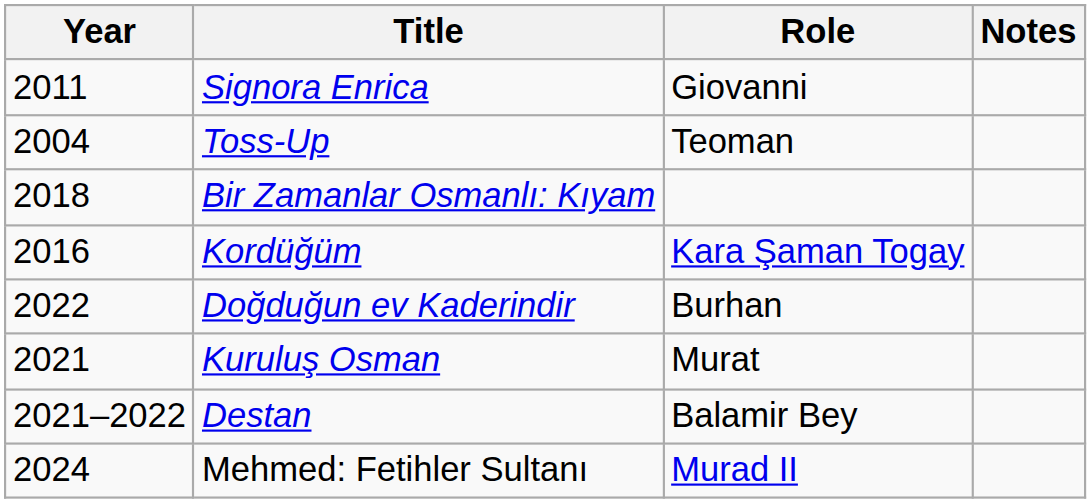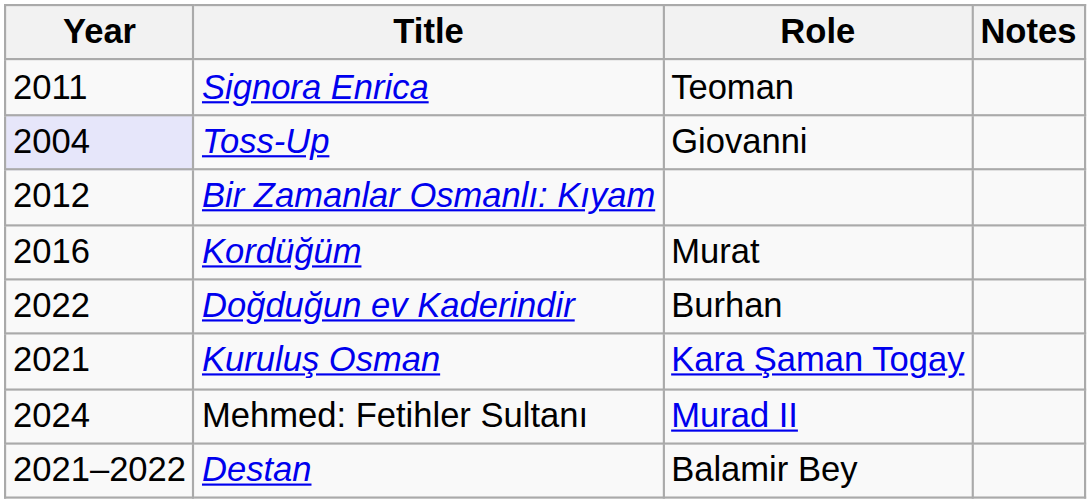(739, 86) Giovanni -> (733, 86) Teoman
(51, 141) no background -> (51, 141) lavender background
(733, 141) Teoman -> (739, 141) Giovanni
(51, 196) 2018 -> (51, 196) 2012
(818, 251) Kara Şaman Togay -> (715, 251) Murat
(715, 360) Murat -> (818, 360) Kara Şaman Togay
rows swapped: (257, 415) <-> (395, 470)
